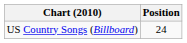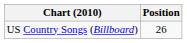(161, 30) 24 -> (161, 30) 26
